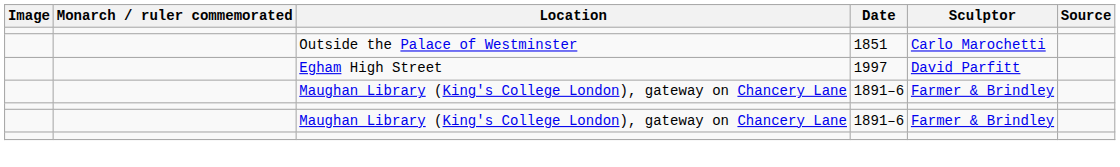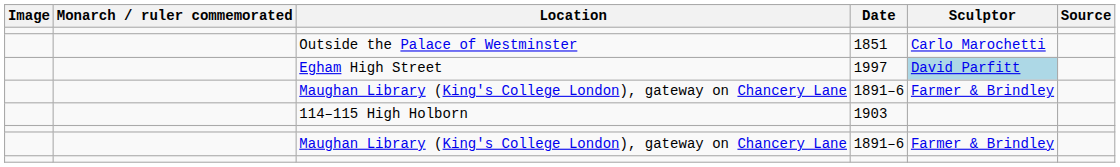(966, 68) no background -> (966, 68) lightblue background
+ row: (384, 114)
